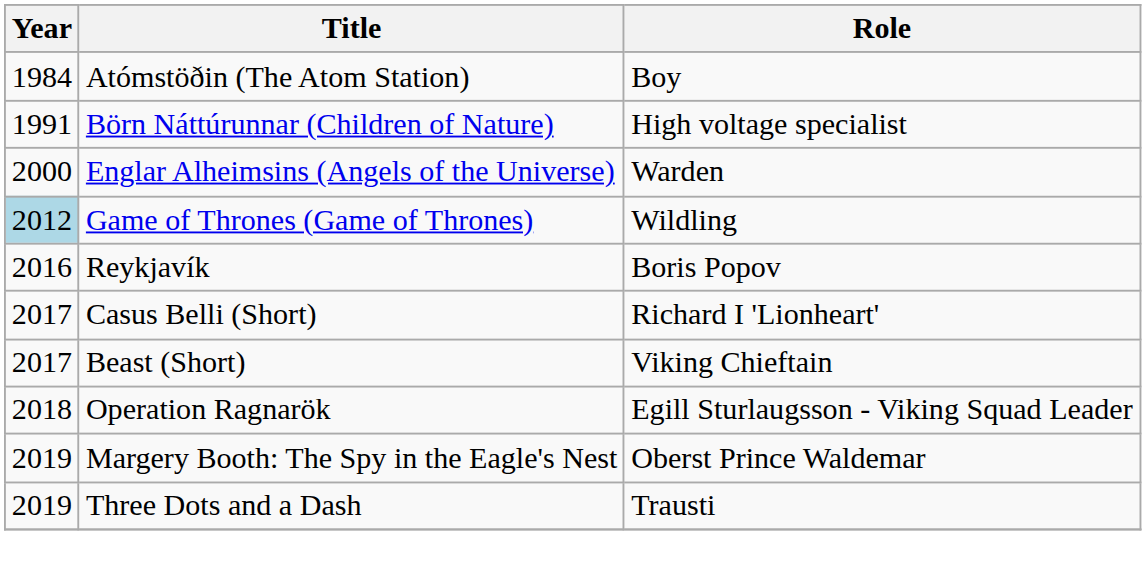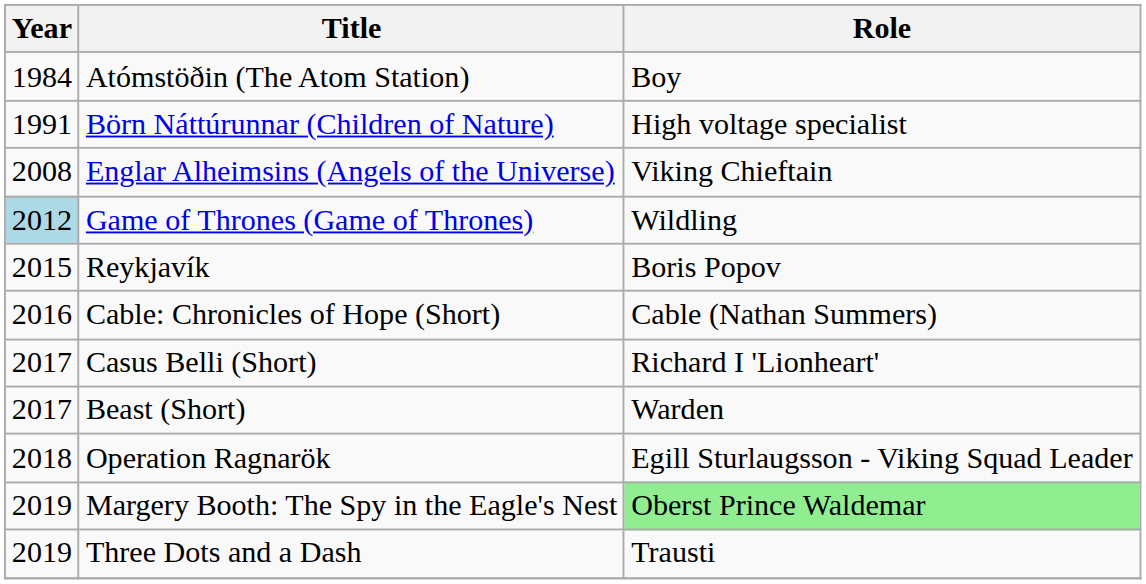(42, 171) 2000 -> (42, 171) 2008
(678, 171) Warden -> (732, 171) Viking Chieftain
(42, 266) 2016 -> (42, 266) 2015
+ row: (293, 314)
(732, 362) Viking Chieftain -> (678, 409) Warden
(778, 457) no background -> (778, 505) lightgreen background
